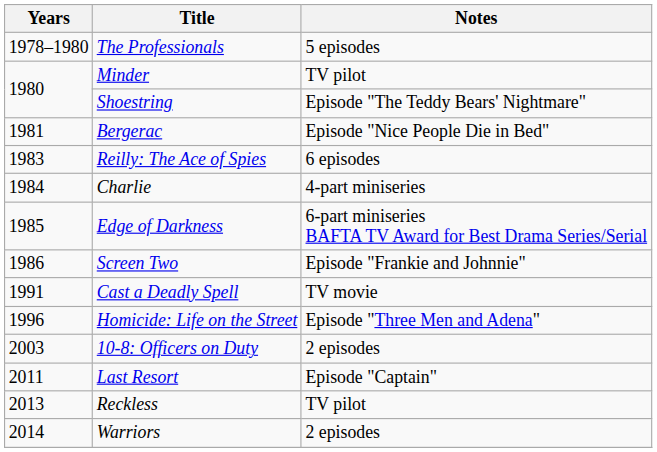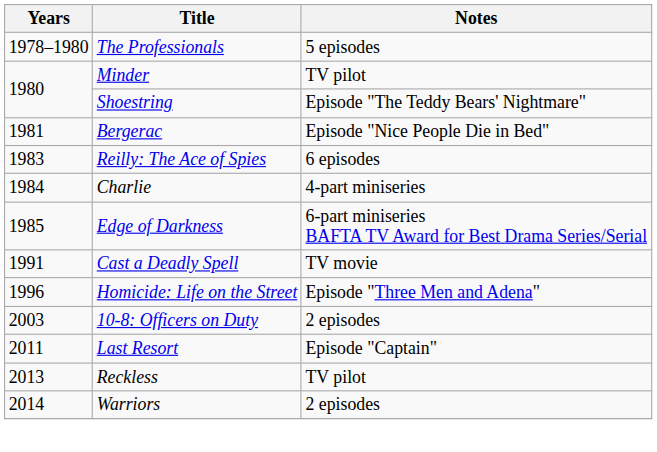- row: (137, 263)
